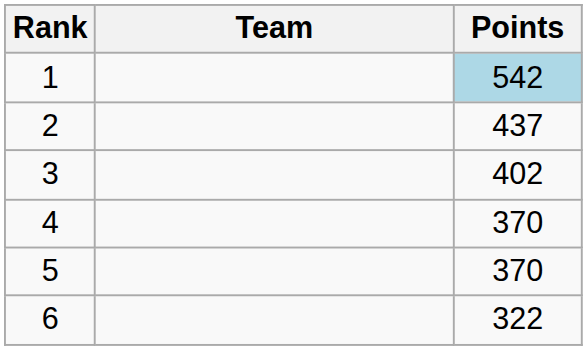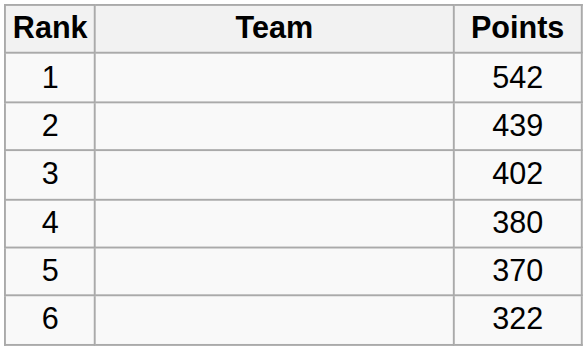(518, 77) lightblue background -> (518, 77) no background
(518, 125) 437 -> (518, 125) 439
(518, 222) 370 -> (518, 222) 380
